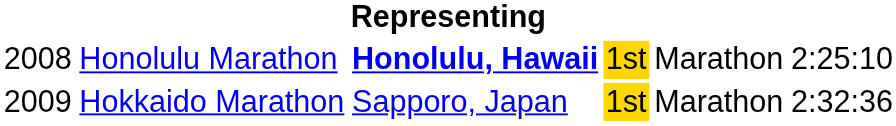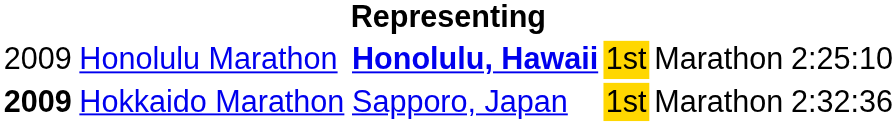(38, 59) 2008 -> (38, 59) 2009
(38, 101) normal -> (38, 101) bold
